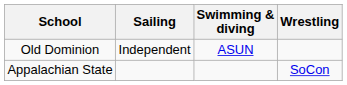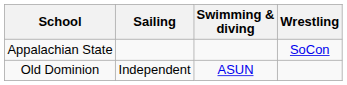rows swapped: (60, 70) <-> (60, 49)
